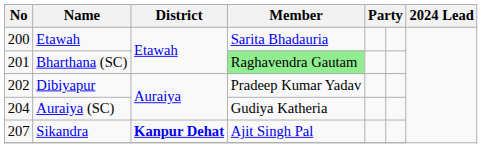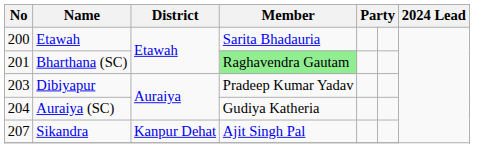(19, 85) 202 -> (19, 85) 203
(179, 131) bold -> (175, 131) normal
